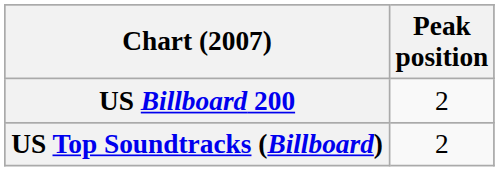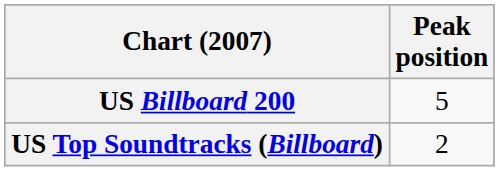(442, 100) 2 -> (442, 100) 5
